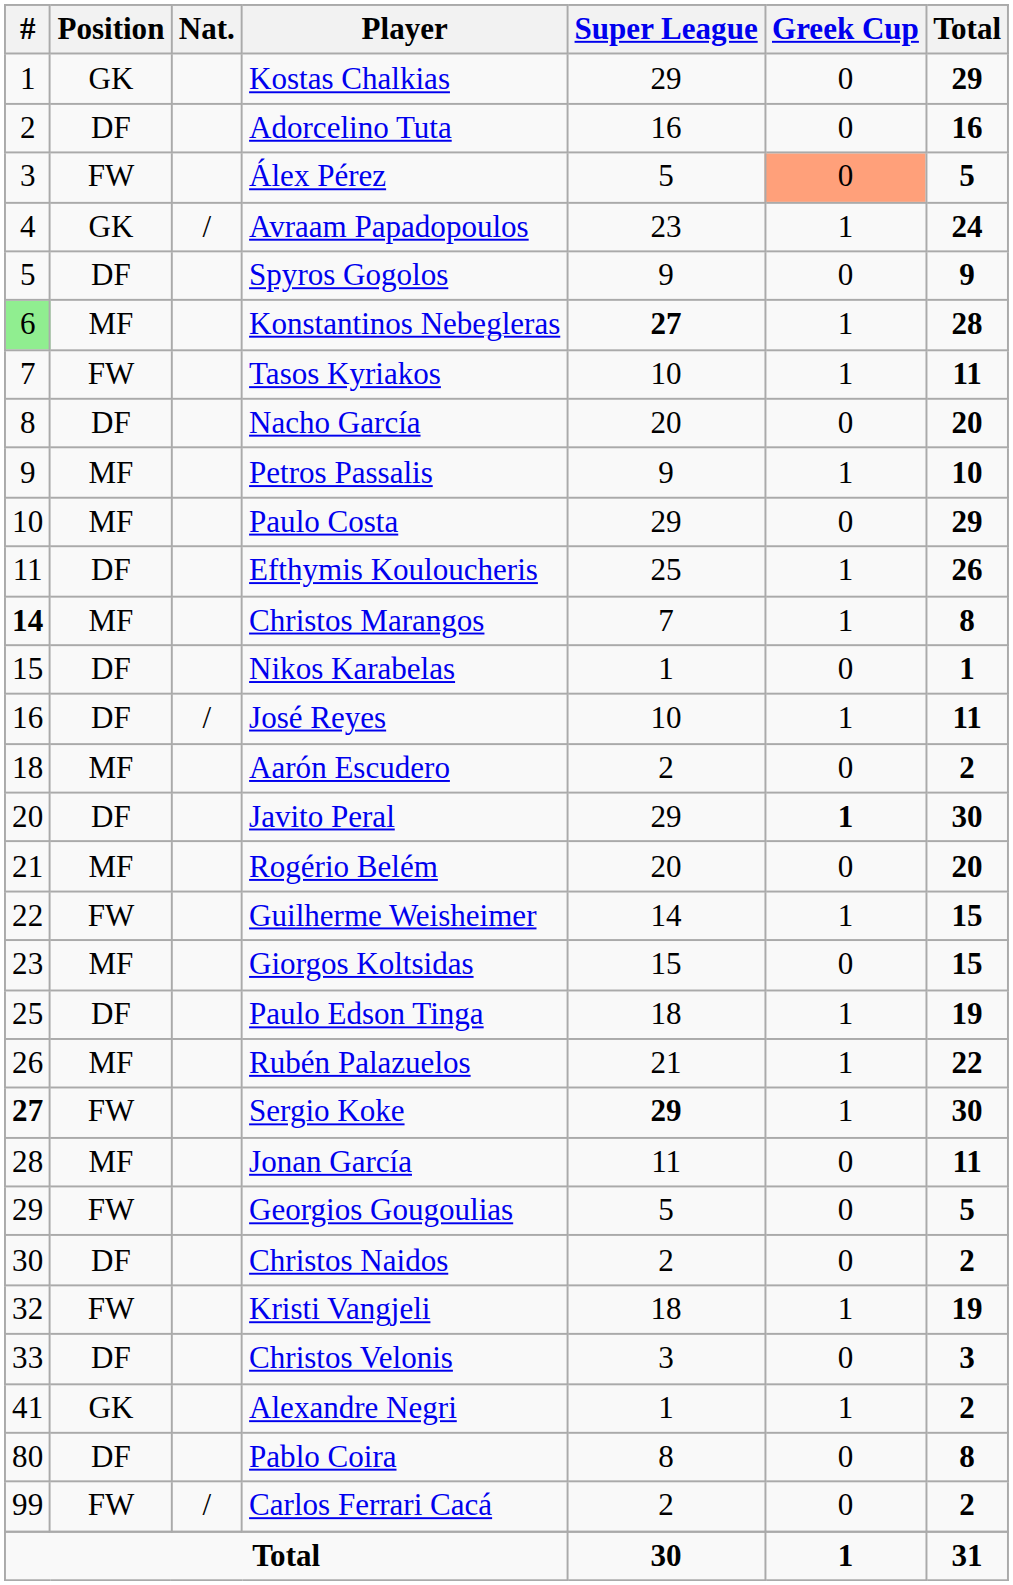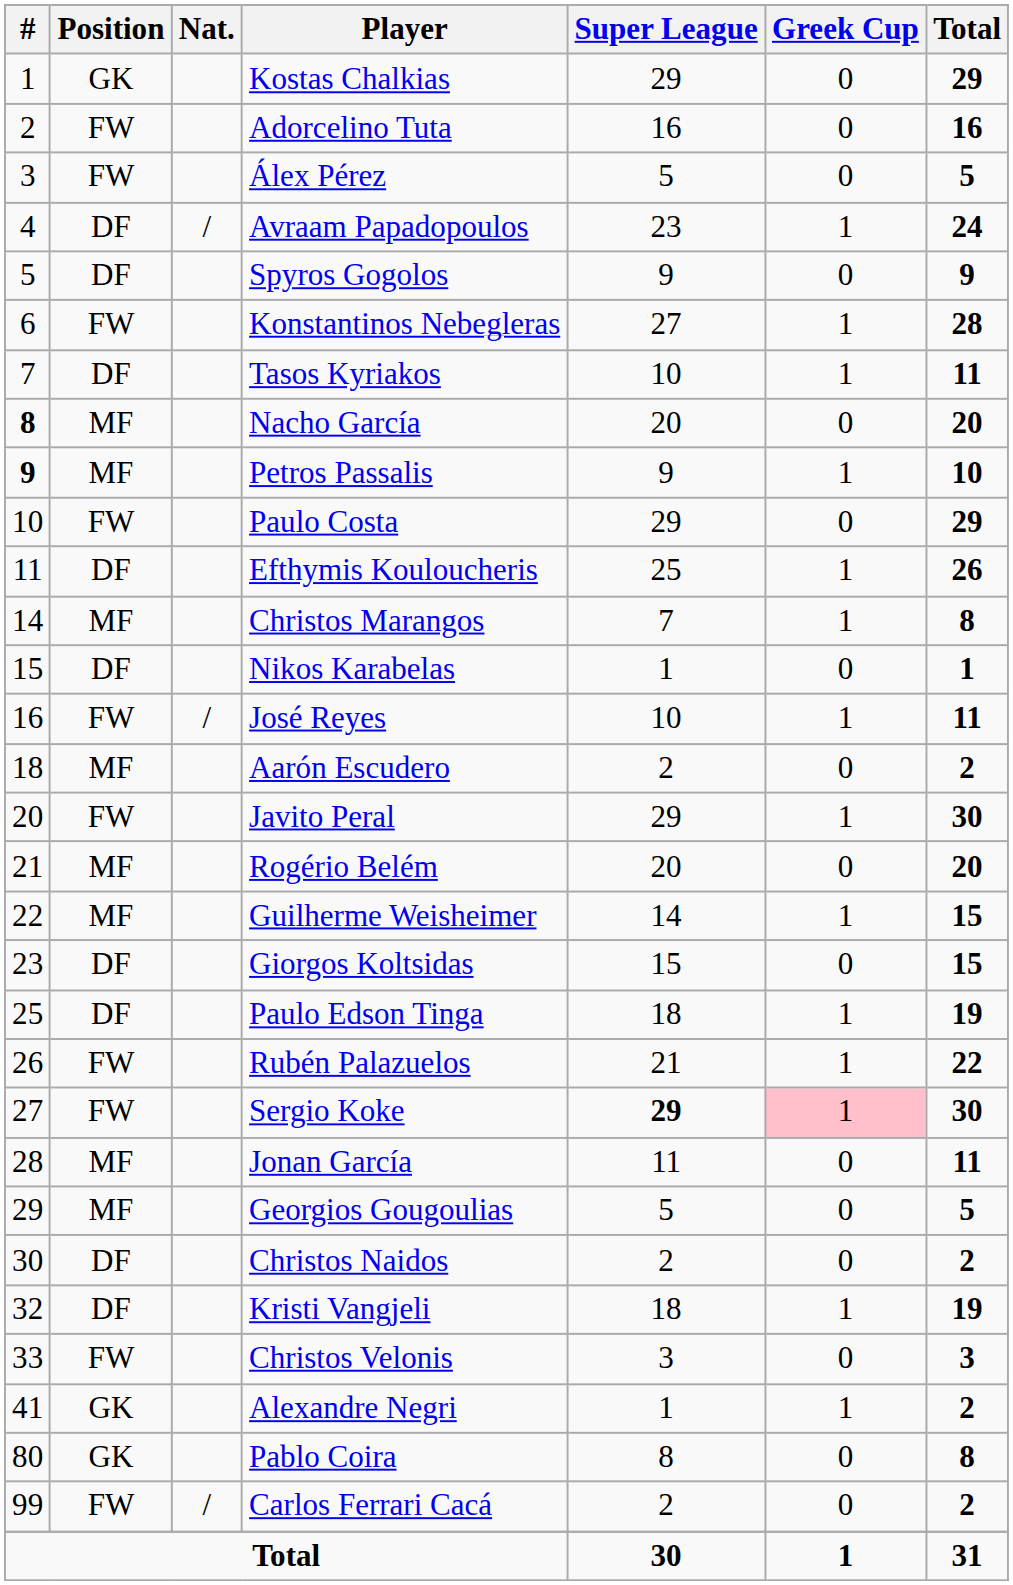(111, 127) DF -> (111, 127) FW
(845, 176) lightsalmon background -> (845, 176) no background
(111, 226) GK -> (111, 226) DF
(28, 324) lightgreen background -> (28, 324) no background
(111, 324) MF -> (111, 324) FW
(666, 324) bold -> (666, 324) normal
(111, 373) FW -> (111, 373) DF
(28, 422) normal -> (28, 422) bold
(111, 422) DF -> (111, 422) MF
(28, 472) normal -> (28, 472) bold
(111, 521) MF -> (111, 521) FW
(28, 619) bold -> (28, 619) normal
(111, 718) DF -> (111, 718) FW
(111, 816) DF -> (111, 816) FW
(845, 816) bold -> (845, 816) normal
(111, 915) FW -> (111, 915) MF
(111, 964) MF -> (111, 964) DF
(111, 1062) MF -> (111, 1062) FW
(28, 1112) bold -> (28, 1112) normal
(845, 1112) no background -> (845, 1112) pink background
(111, 1210) FW -> (111, 1210) MF
(111, 1309) FW -> (111, 1309) DF
(111, 1358) DF -> (111, 1358) FW
(111, 1456) DF -> (111, 1456) GK
